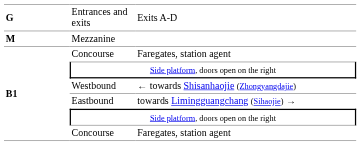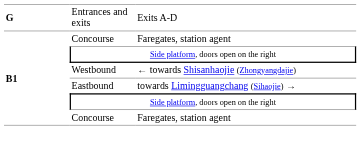- row: (93, 38)
